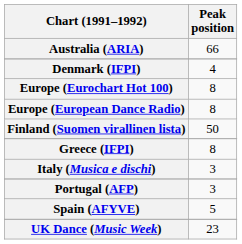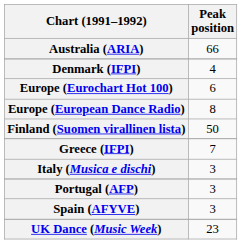(213, 88) 8 -> (213, 88) 6
(213, 149) 8 -> (213, 149) 7
(213, 209) 5 -> (213, 209) 3
